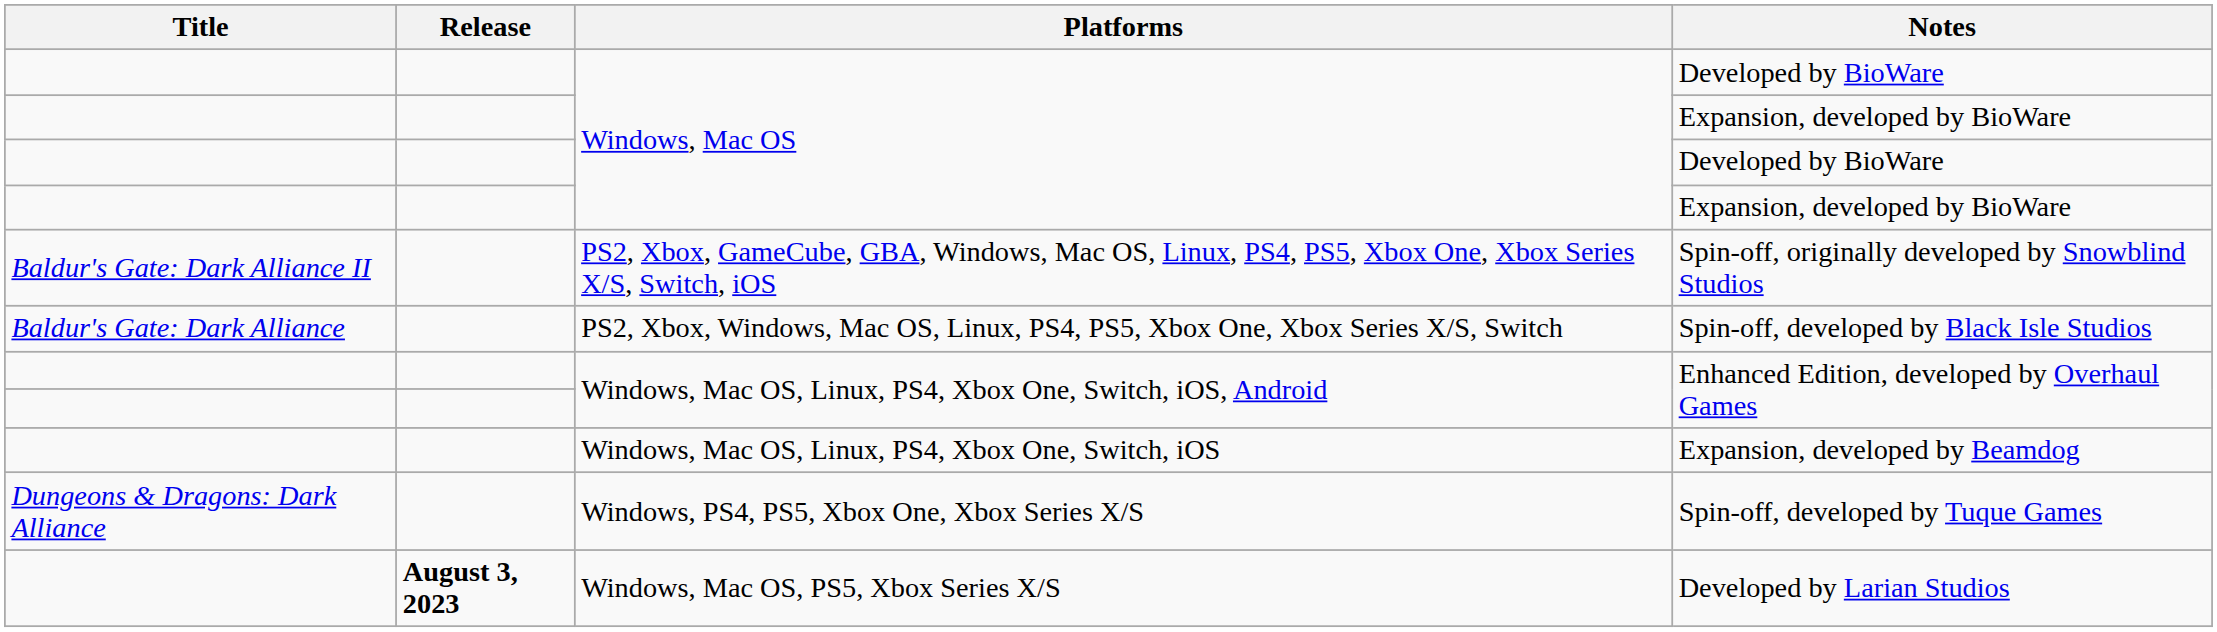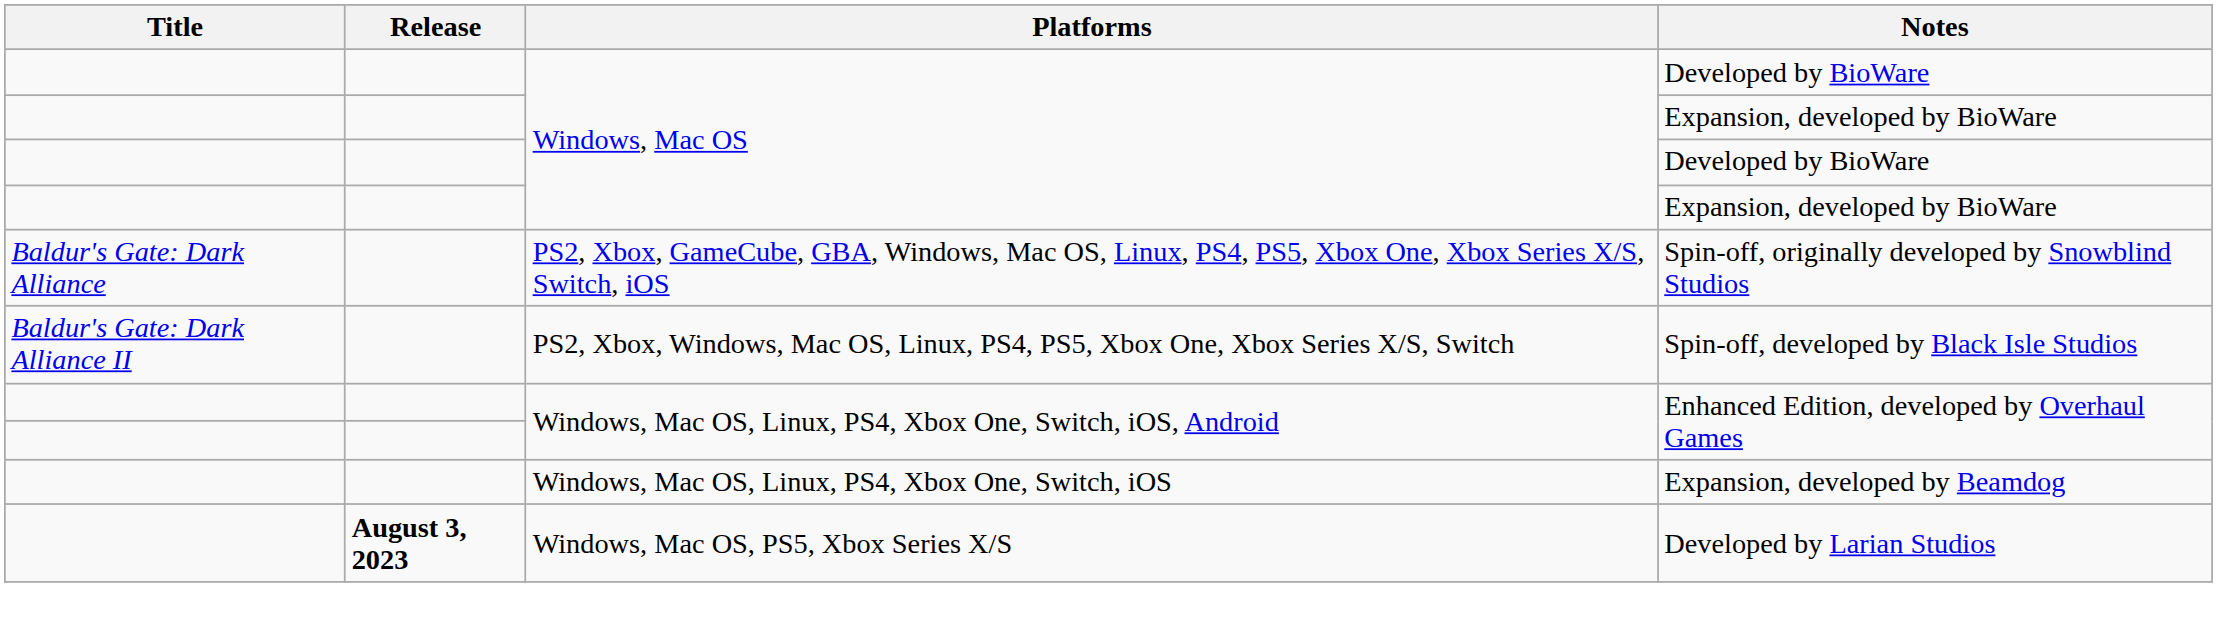(191, 267) Baldur's Gate: Dark Alliance II -> (128, 267) Baldur's Gate: Dark Alliance
(178, 328) Baldur's Gate: Dark Alliance -> (128, 344) Baldur's Gate: Dark Alliance II
- row: (863, 510)
